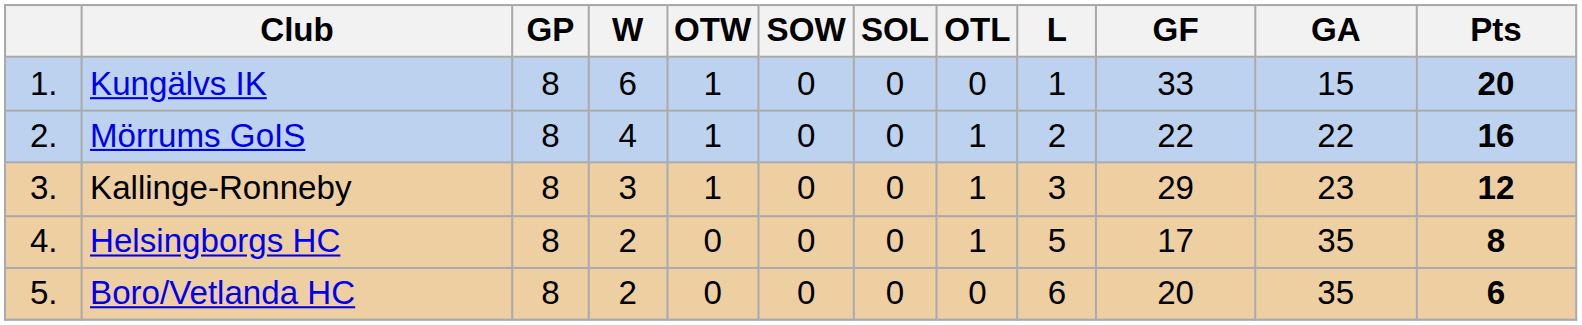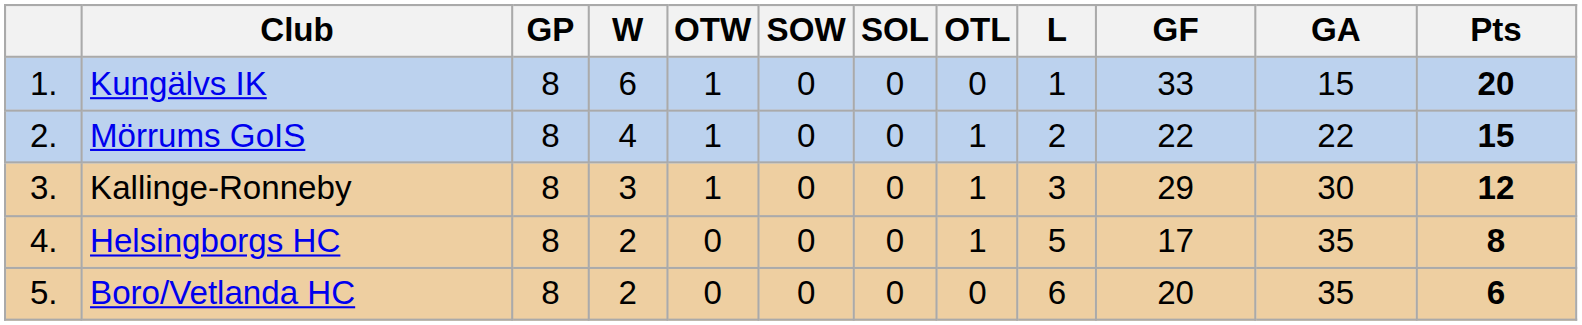(1496, 135) 16 -> (1496, 135) 15
(1336, 188) 23 -> (1336, 188) 30
